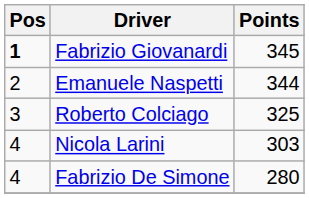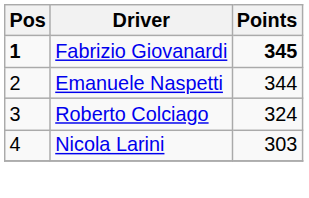(283, 51) normal -> (281, 51) bold
(283, 114) 325 -> (281, 114) 324
- row: (142, 176)
